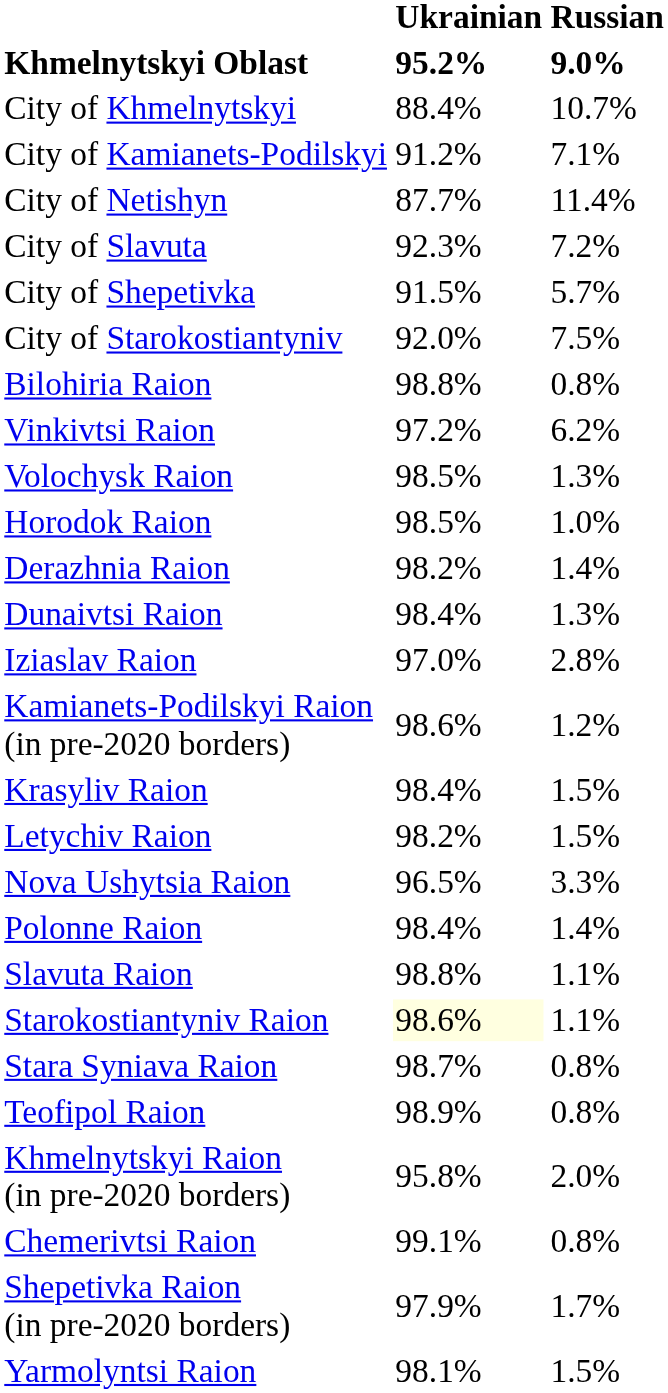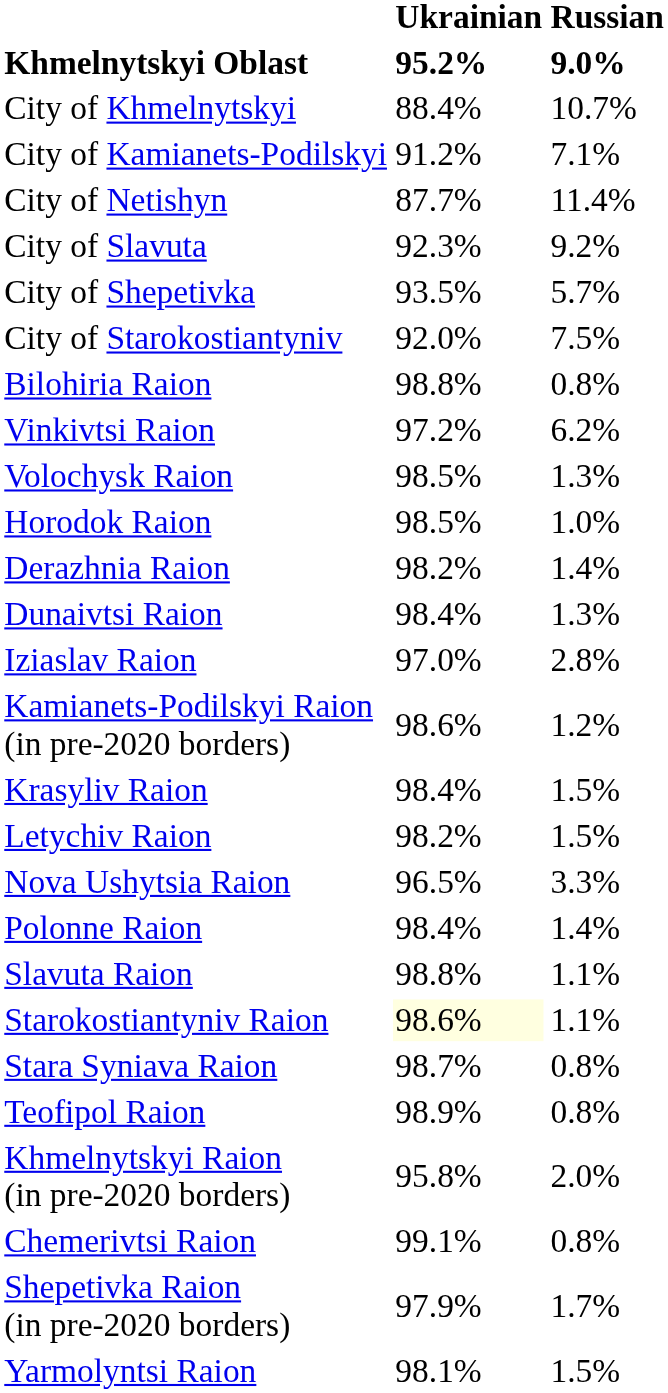(585, 246) 7.2% -> (585, 246) 9.2%
(439, 292) 91.5% -> (439, 292) 93.5%
